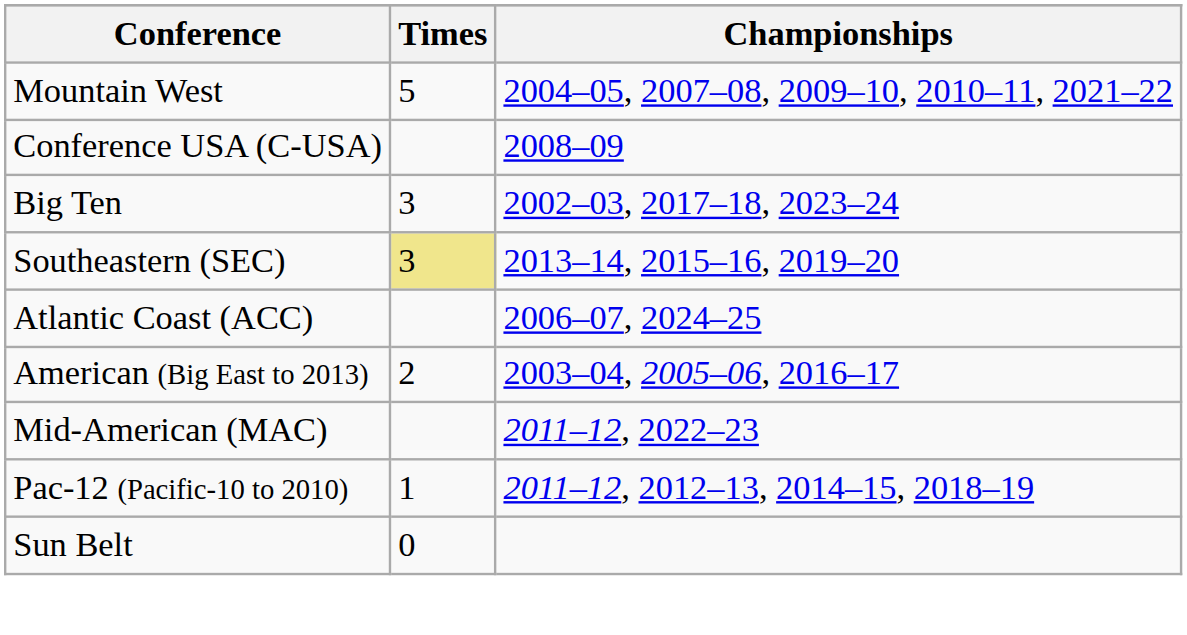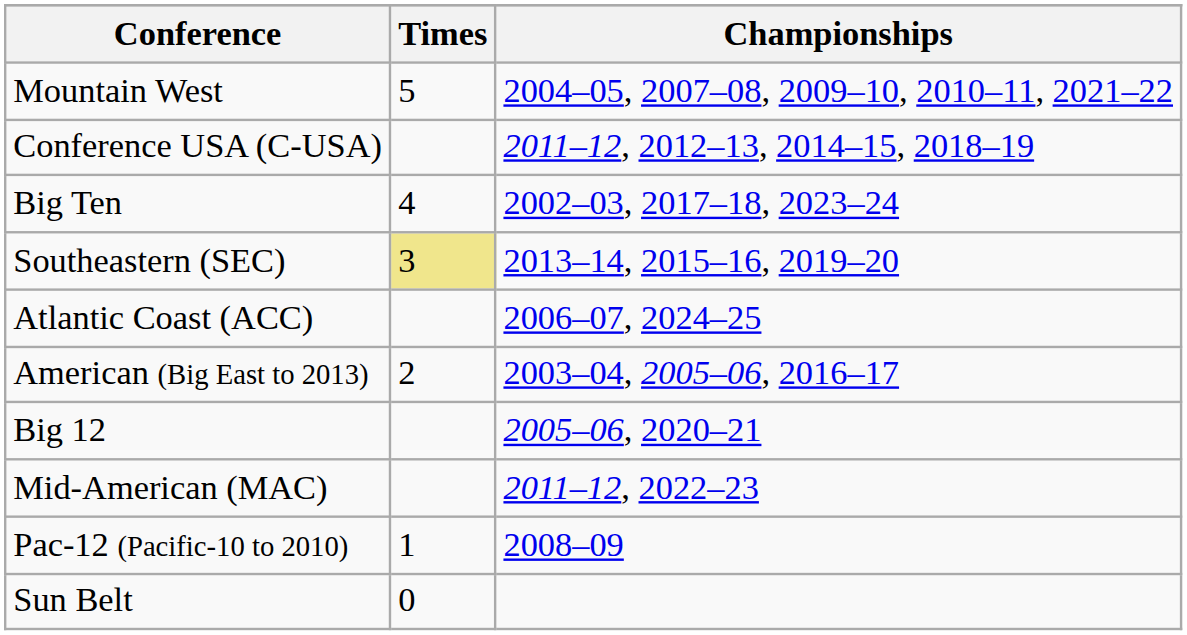(564, 146) 2008–09 -> (769, 146) 2011–12, 2012–13, 2014–15, 2018–19
(407, 203) 3 -> (407, 203) 4
+ row: (60, 430)
(769, 487) 2011–12, 2012–13, 2014–15, 2018–19 -> (564, 544) 2008–09
